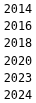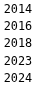- row: (18, 60)
